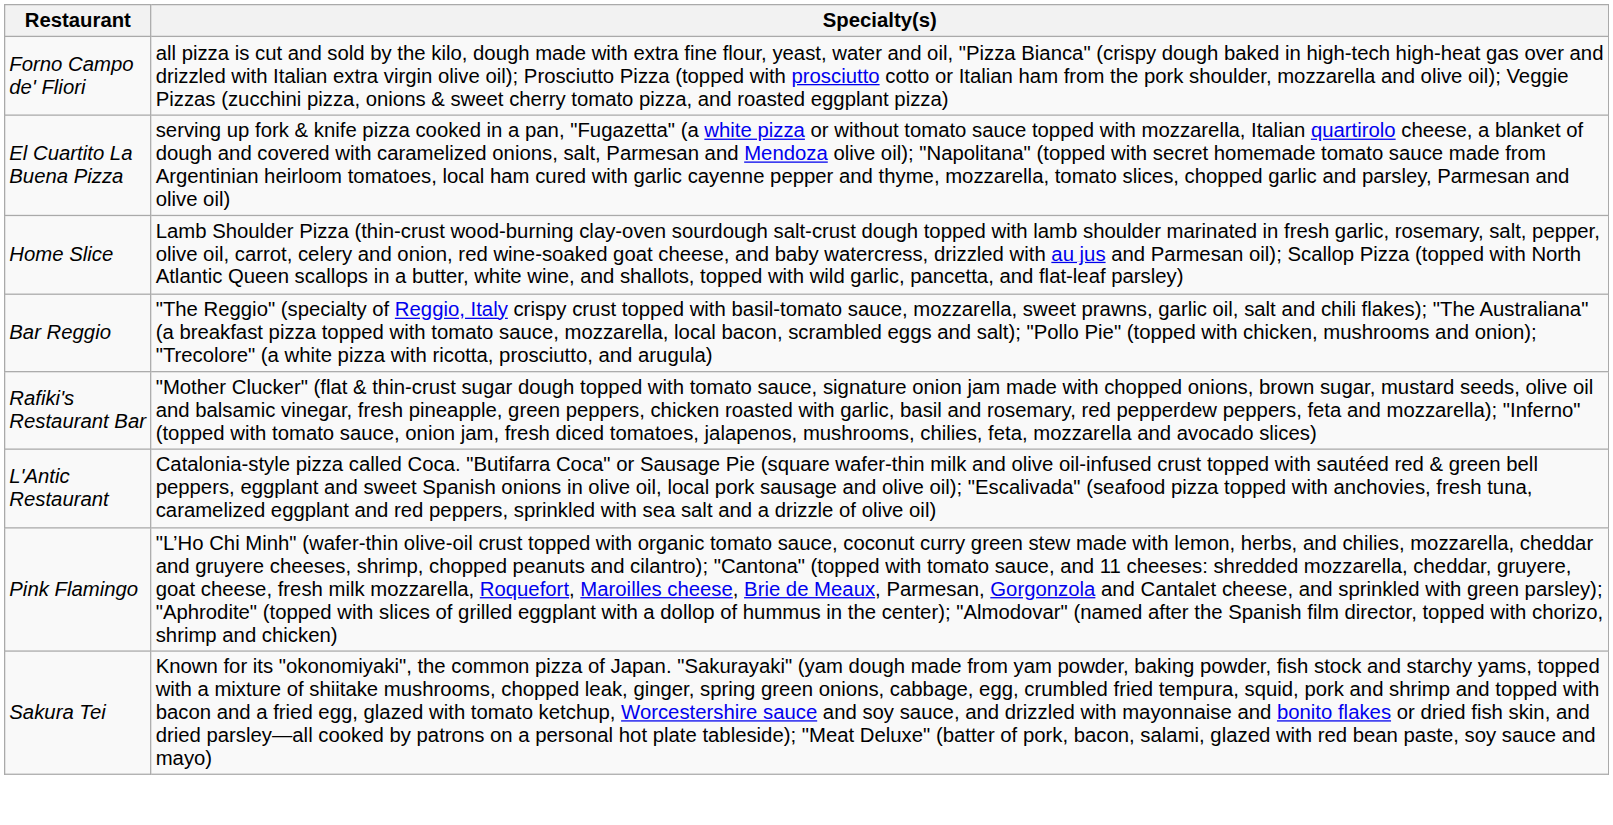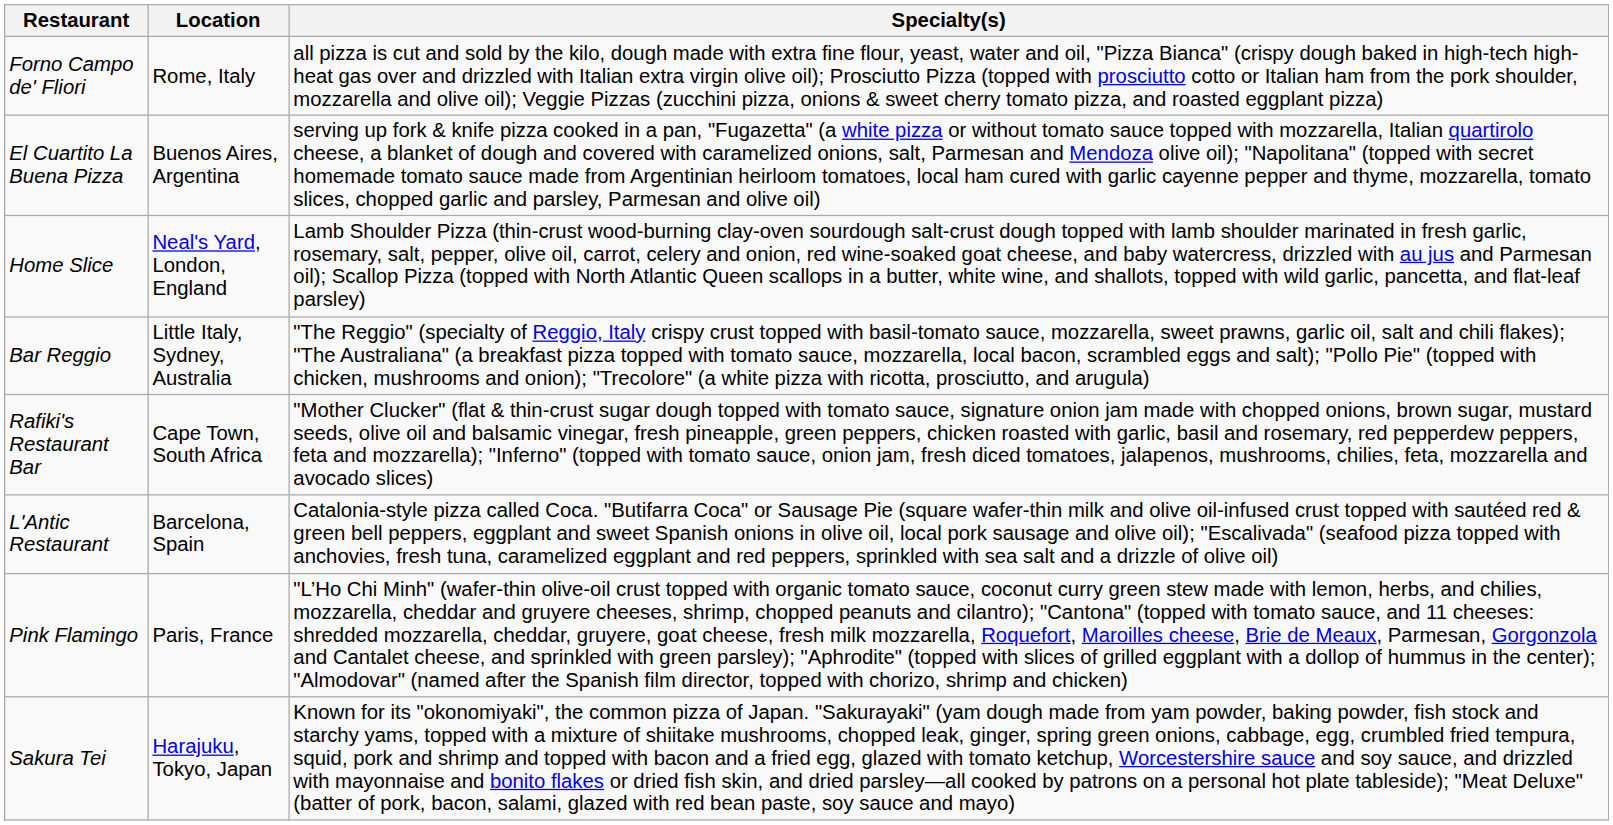+ column: (218, 20)
